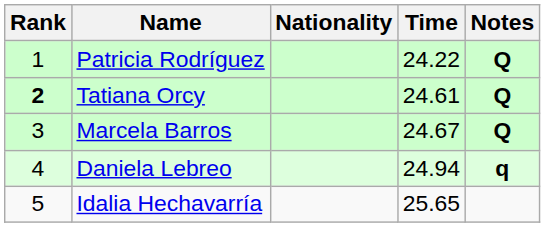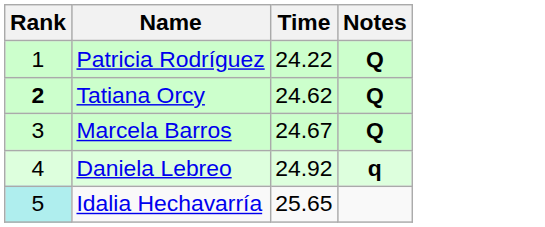- column: (334, 22)
(431, 95) 24.61 -> (304, 95) 24.62
(431, 167) 24.94 -> (304, 167) 24.92
(38, 204) no background -> (38, 204) paleturquoise background
